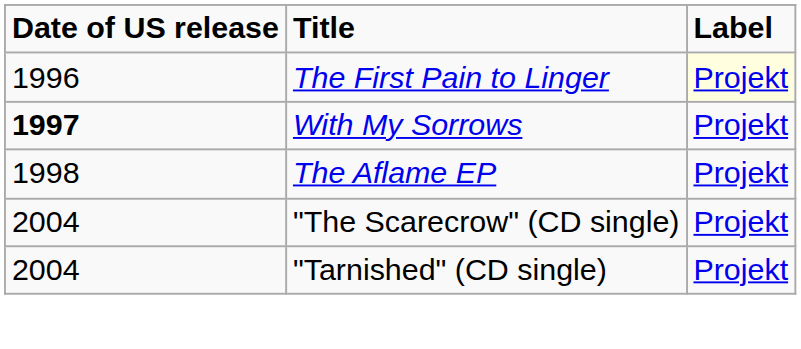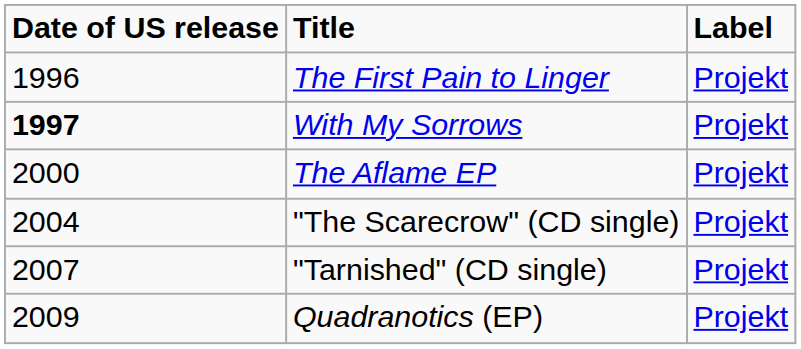(741, 76) lightyellow background -> (741, 76) no background
(46, 173) 1998 -> (46, 173) 2000
(46, 269) 2004 -> (46, 269) 2007
+ row: (418, 317)
